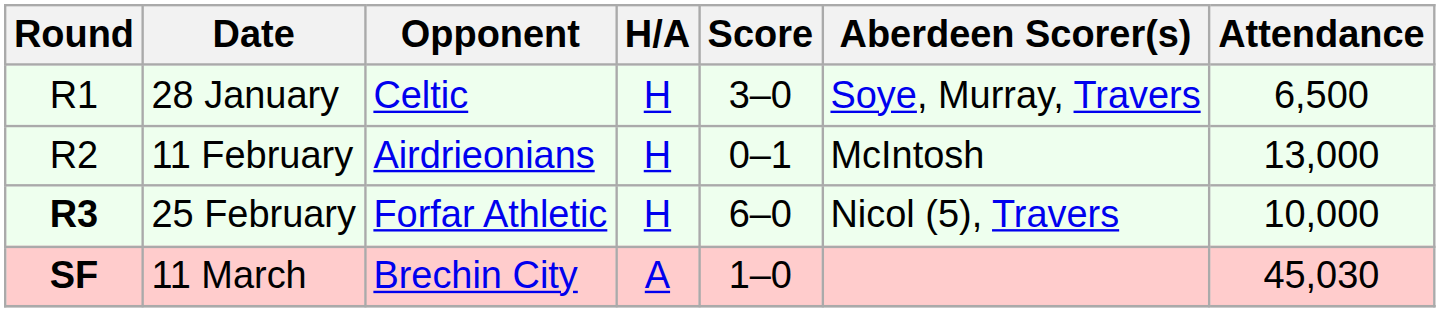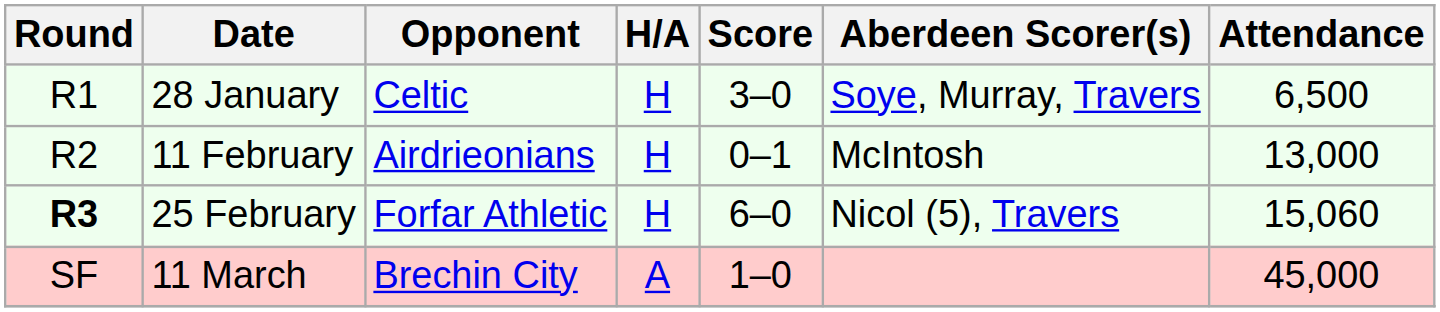(1321, 214) 10,000 -> (1321, 214) 15,060
(74, 275) bold -> (74, 275) normal
(1321, 275) 45,030 -> (1321, 275) 45,000
